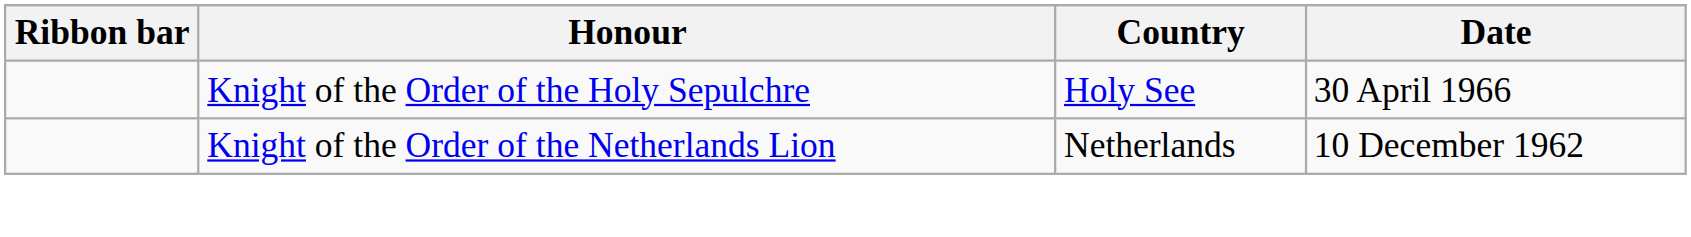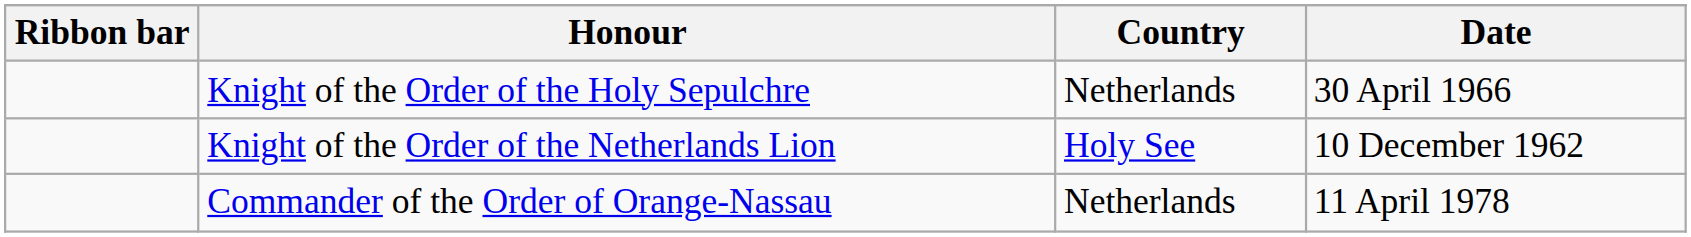(1130, 88) Holy See -> (1150, 88) Netherlands
(1150, 145) Netherlands -> (1130, 145) Holy See
+ row: (519, 201)
